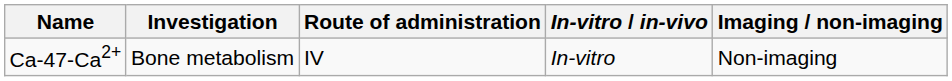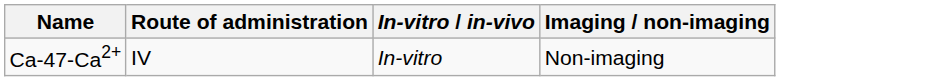- column: (213, 22)
